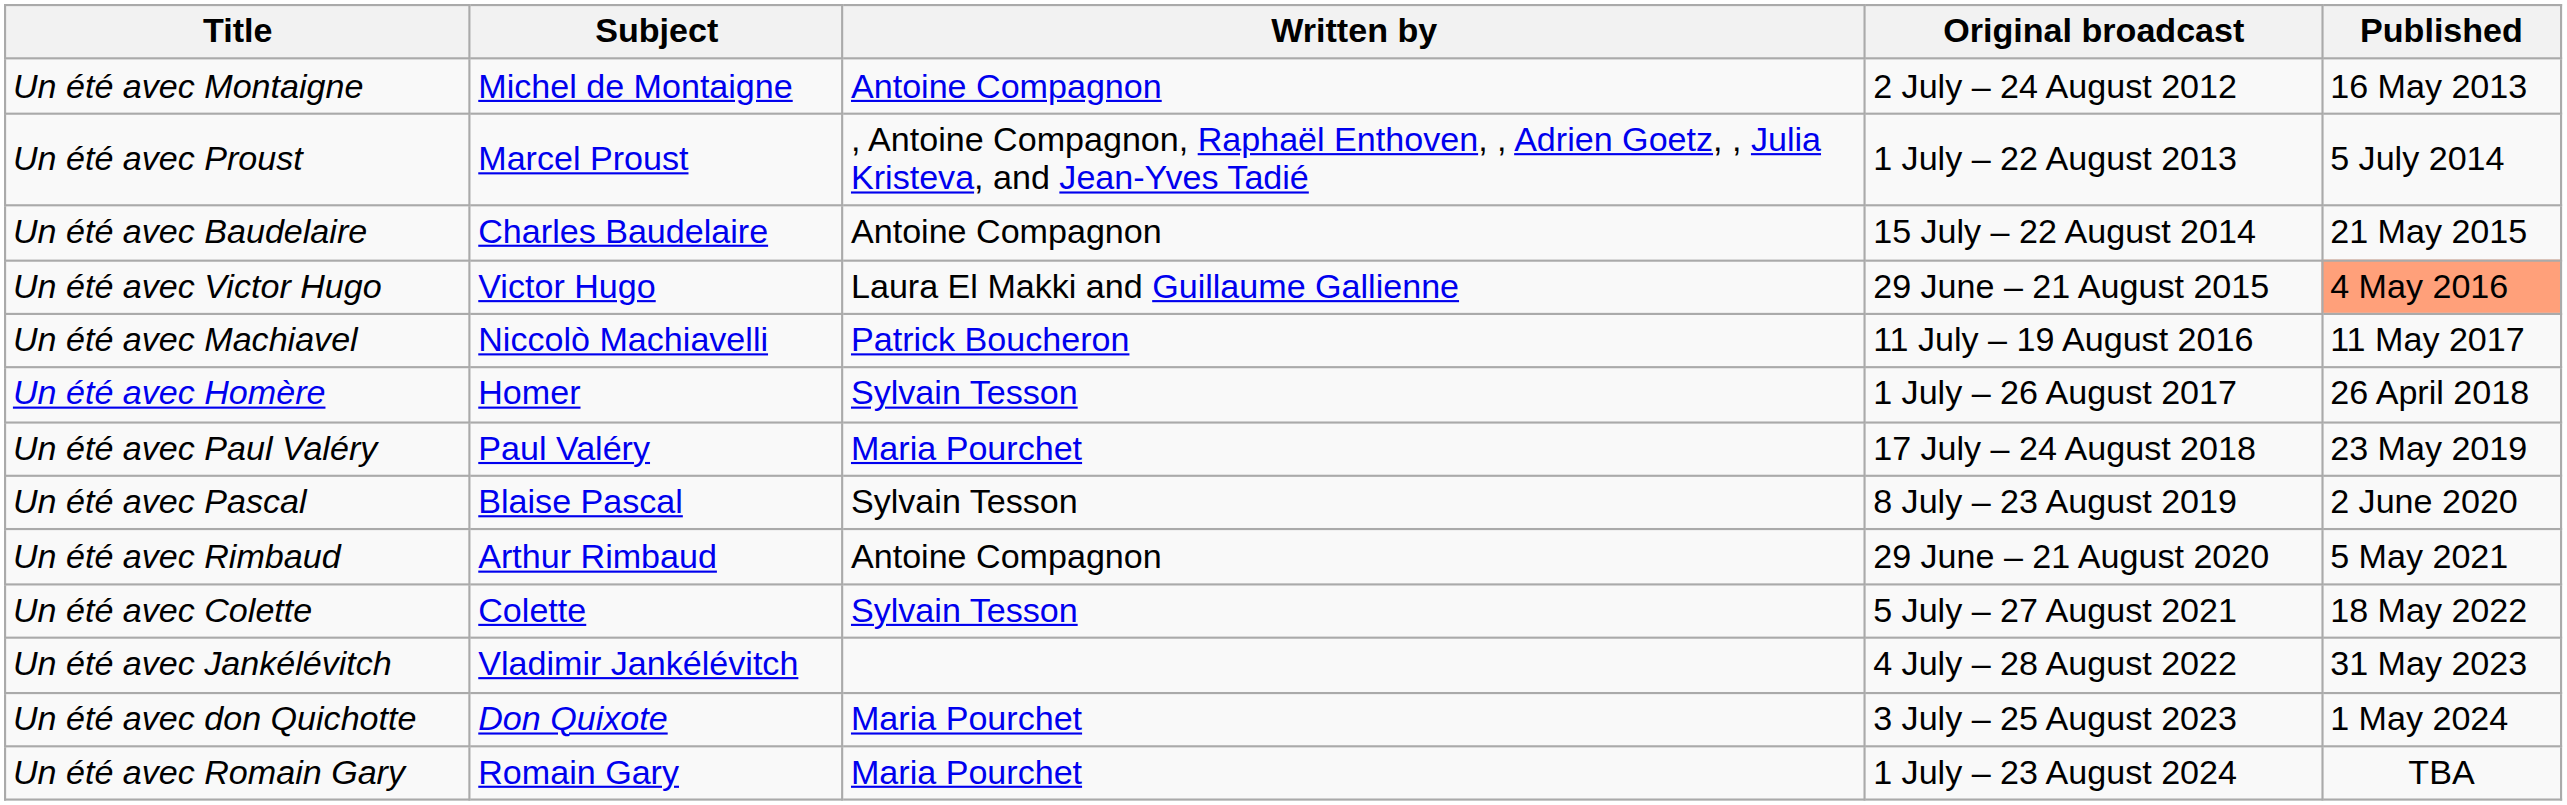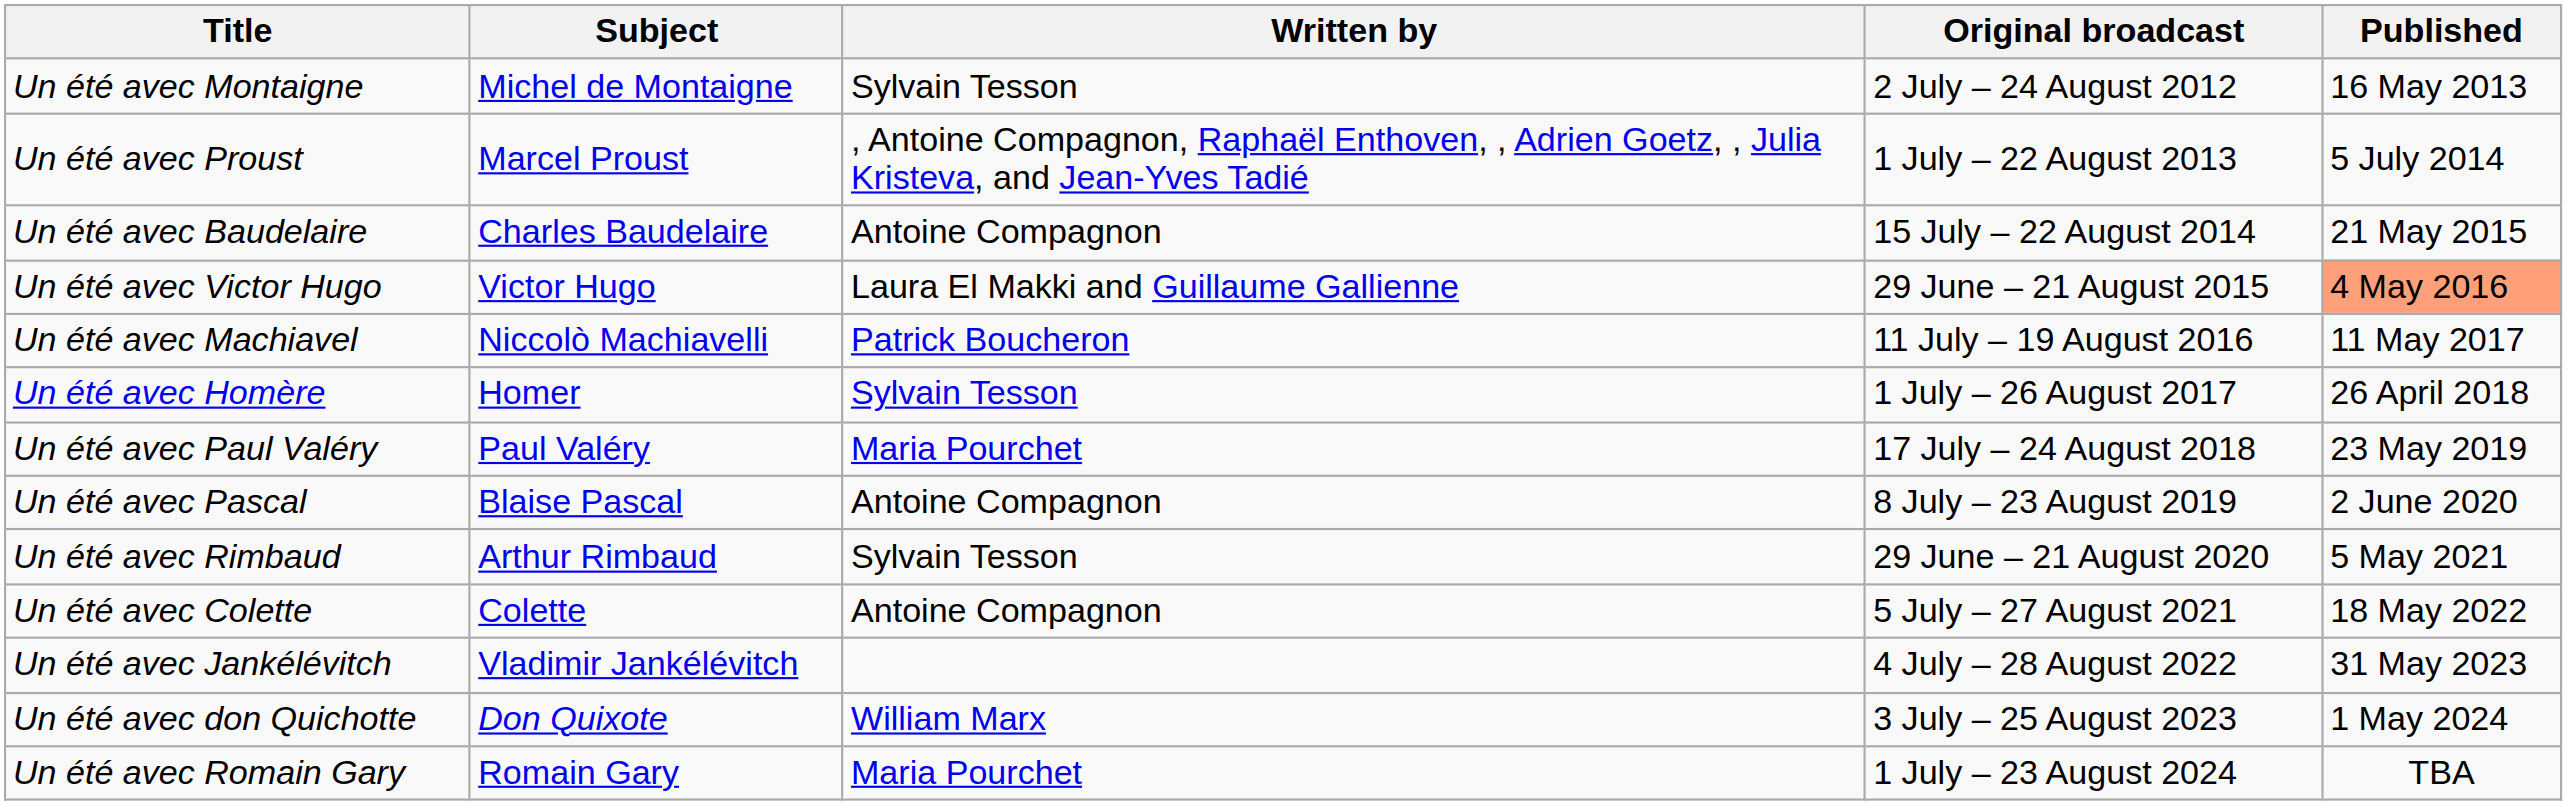(1006, 85) Antoine Compagnon -> (964, 85) Sylvain Tesson
(964, 502) Sylvain Tesson -> (1006, 502) Antoine Compagnon
(1006, 556) Antoine Compagnon -> (964, 556) Sylvain Tesson
(964, 610) Sylvain Tesson -> (1006, 610) Antoine Compagnon
(967, 718) Maria Pourchet -> (948, 718) William Marx
